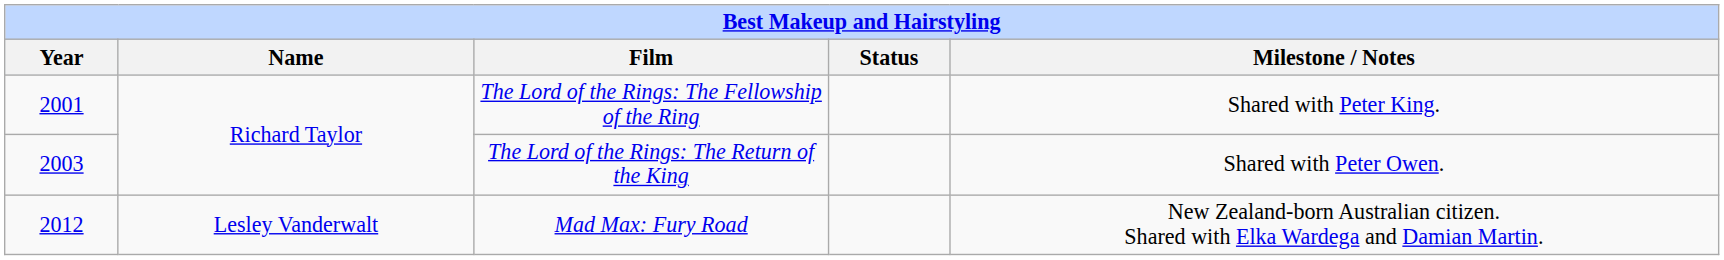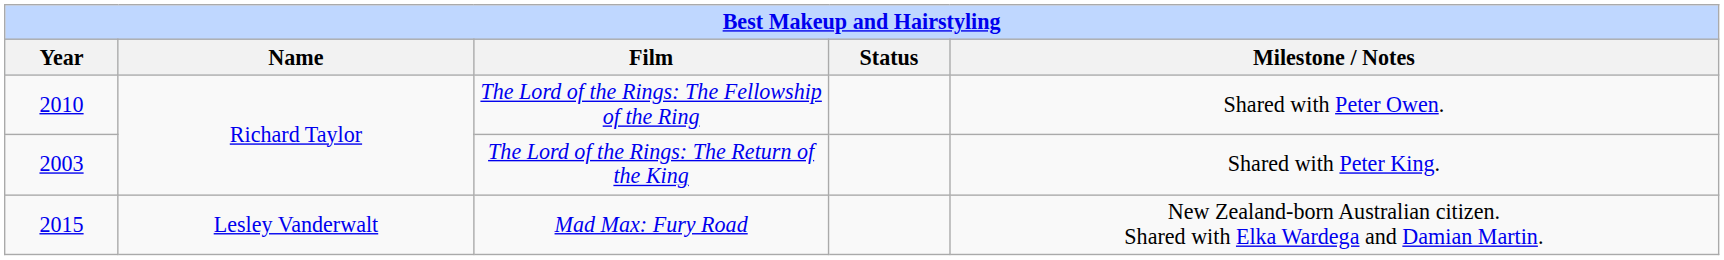(62, 104) 2001 -> (62, 104) 2010
(1334, 104) Shared with Peter King. -> (1334, 104) Shared with Peter Owen.
(1334, 164) Shared with Peter Owen. -> (1334, 164) Shared with Peter King.
(62, 224) 2012 -> (62, 224) 2015
